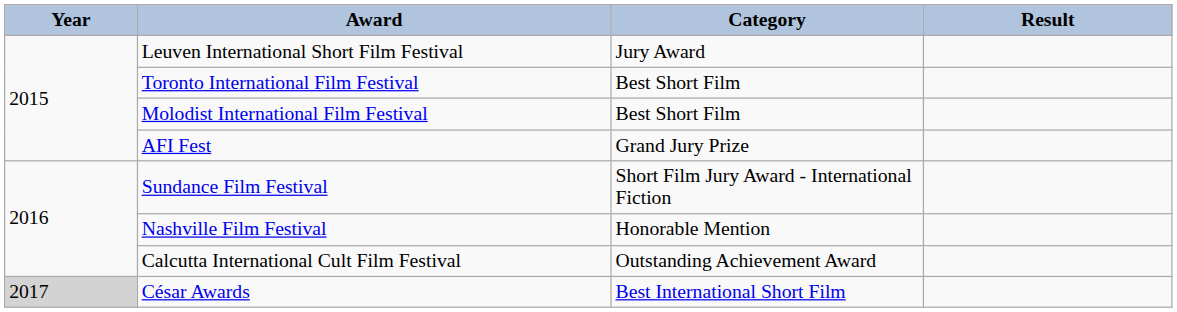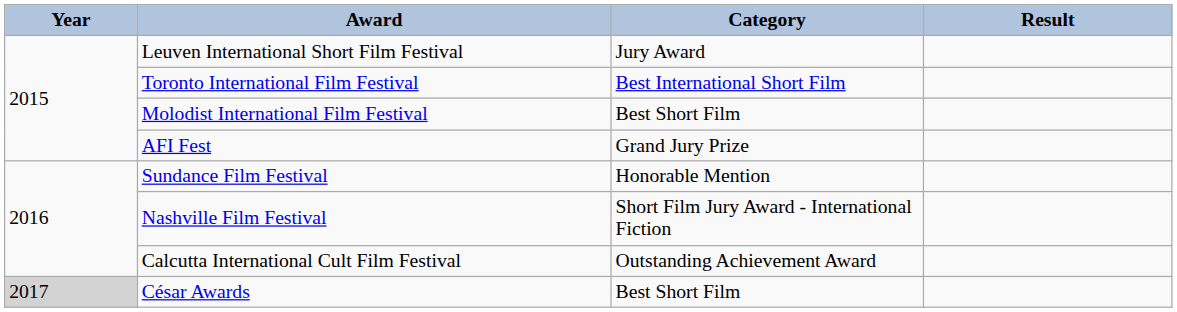(678, 82) Best Short Film -> (731, 82) Best International Short Film
(764, 187) Short Film Jury Award - International Fiction -> (693, 176) Honorable Mention
(693, 229) Honorable Mention -> (764, 218) Short Film Jury Award - International Fiction
(731, 291) Best International Short Film -> (678, 291) Best Short Film
